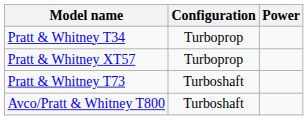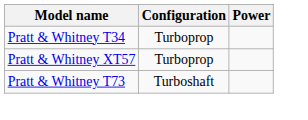- row: (86, 103)
